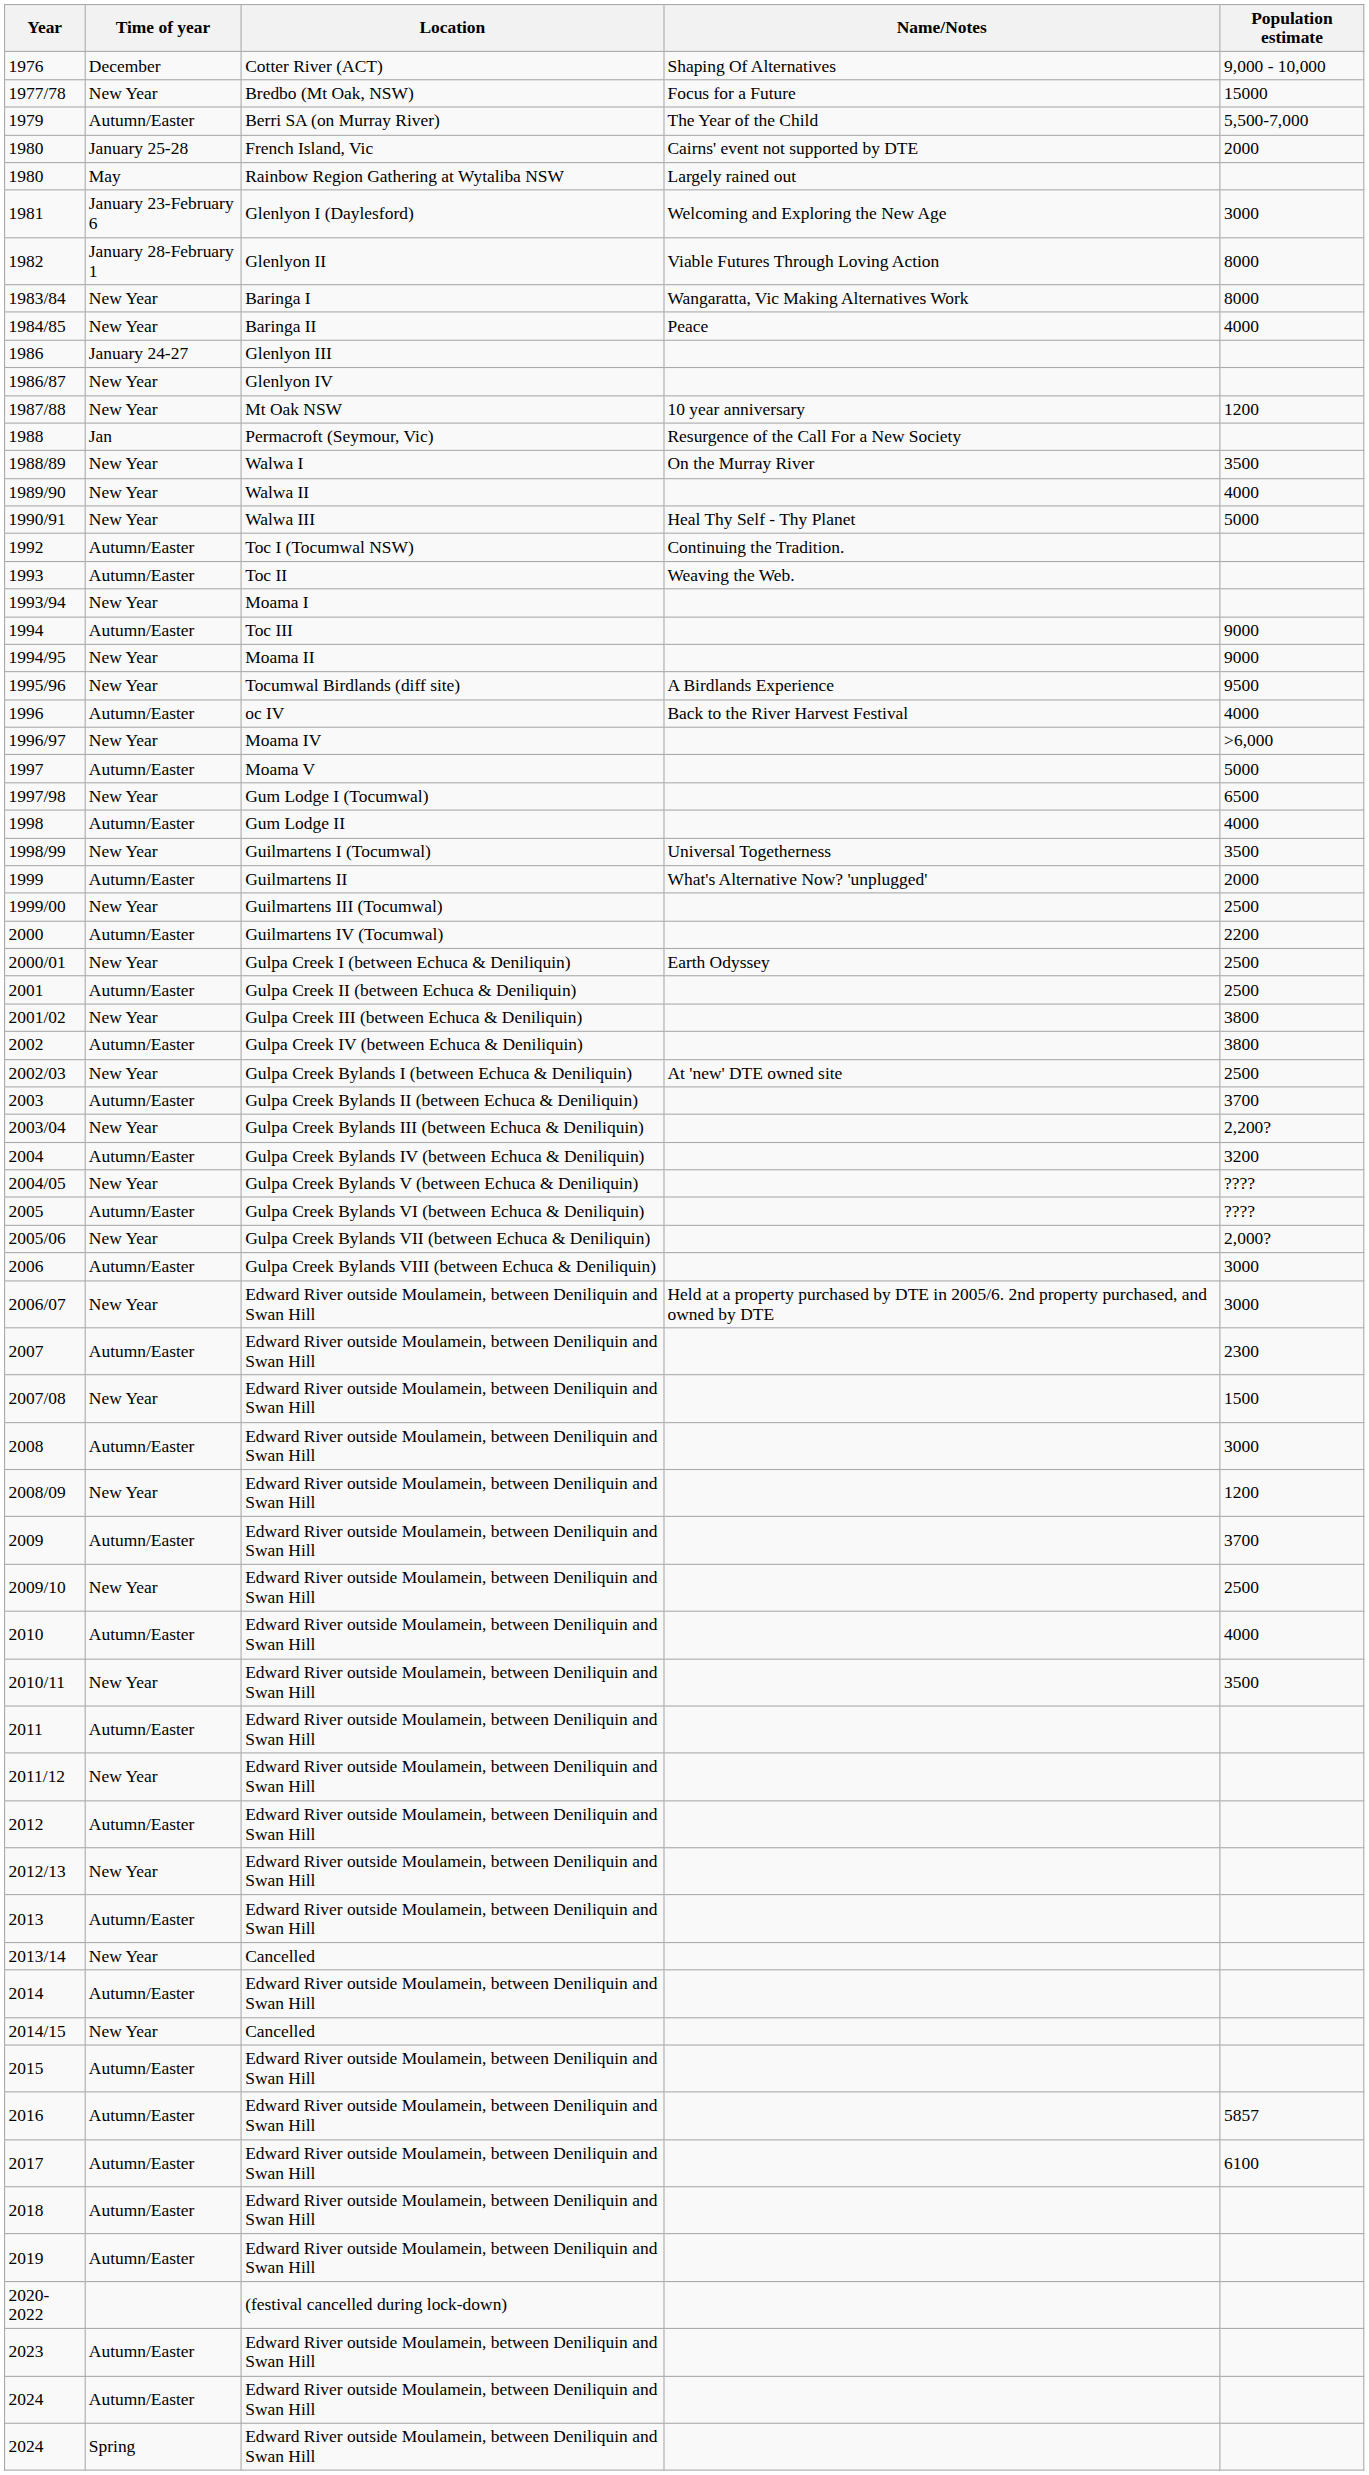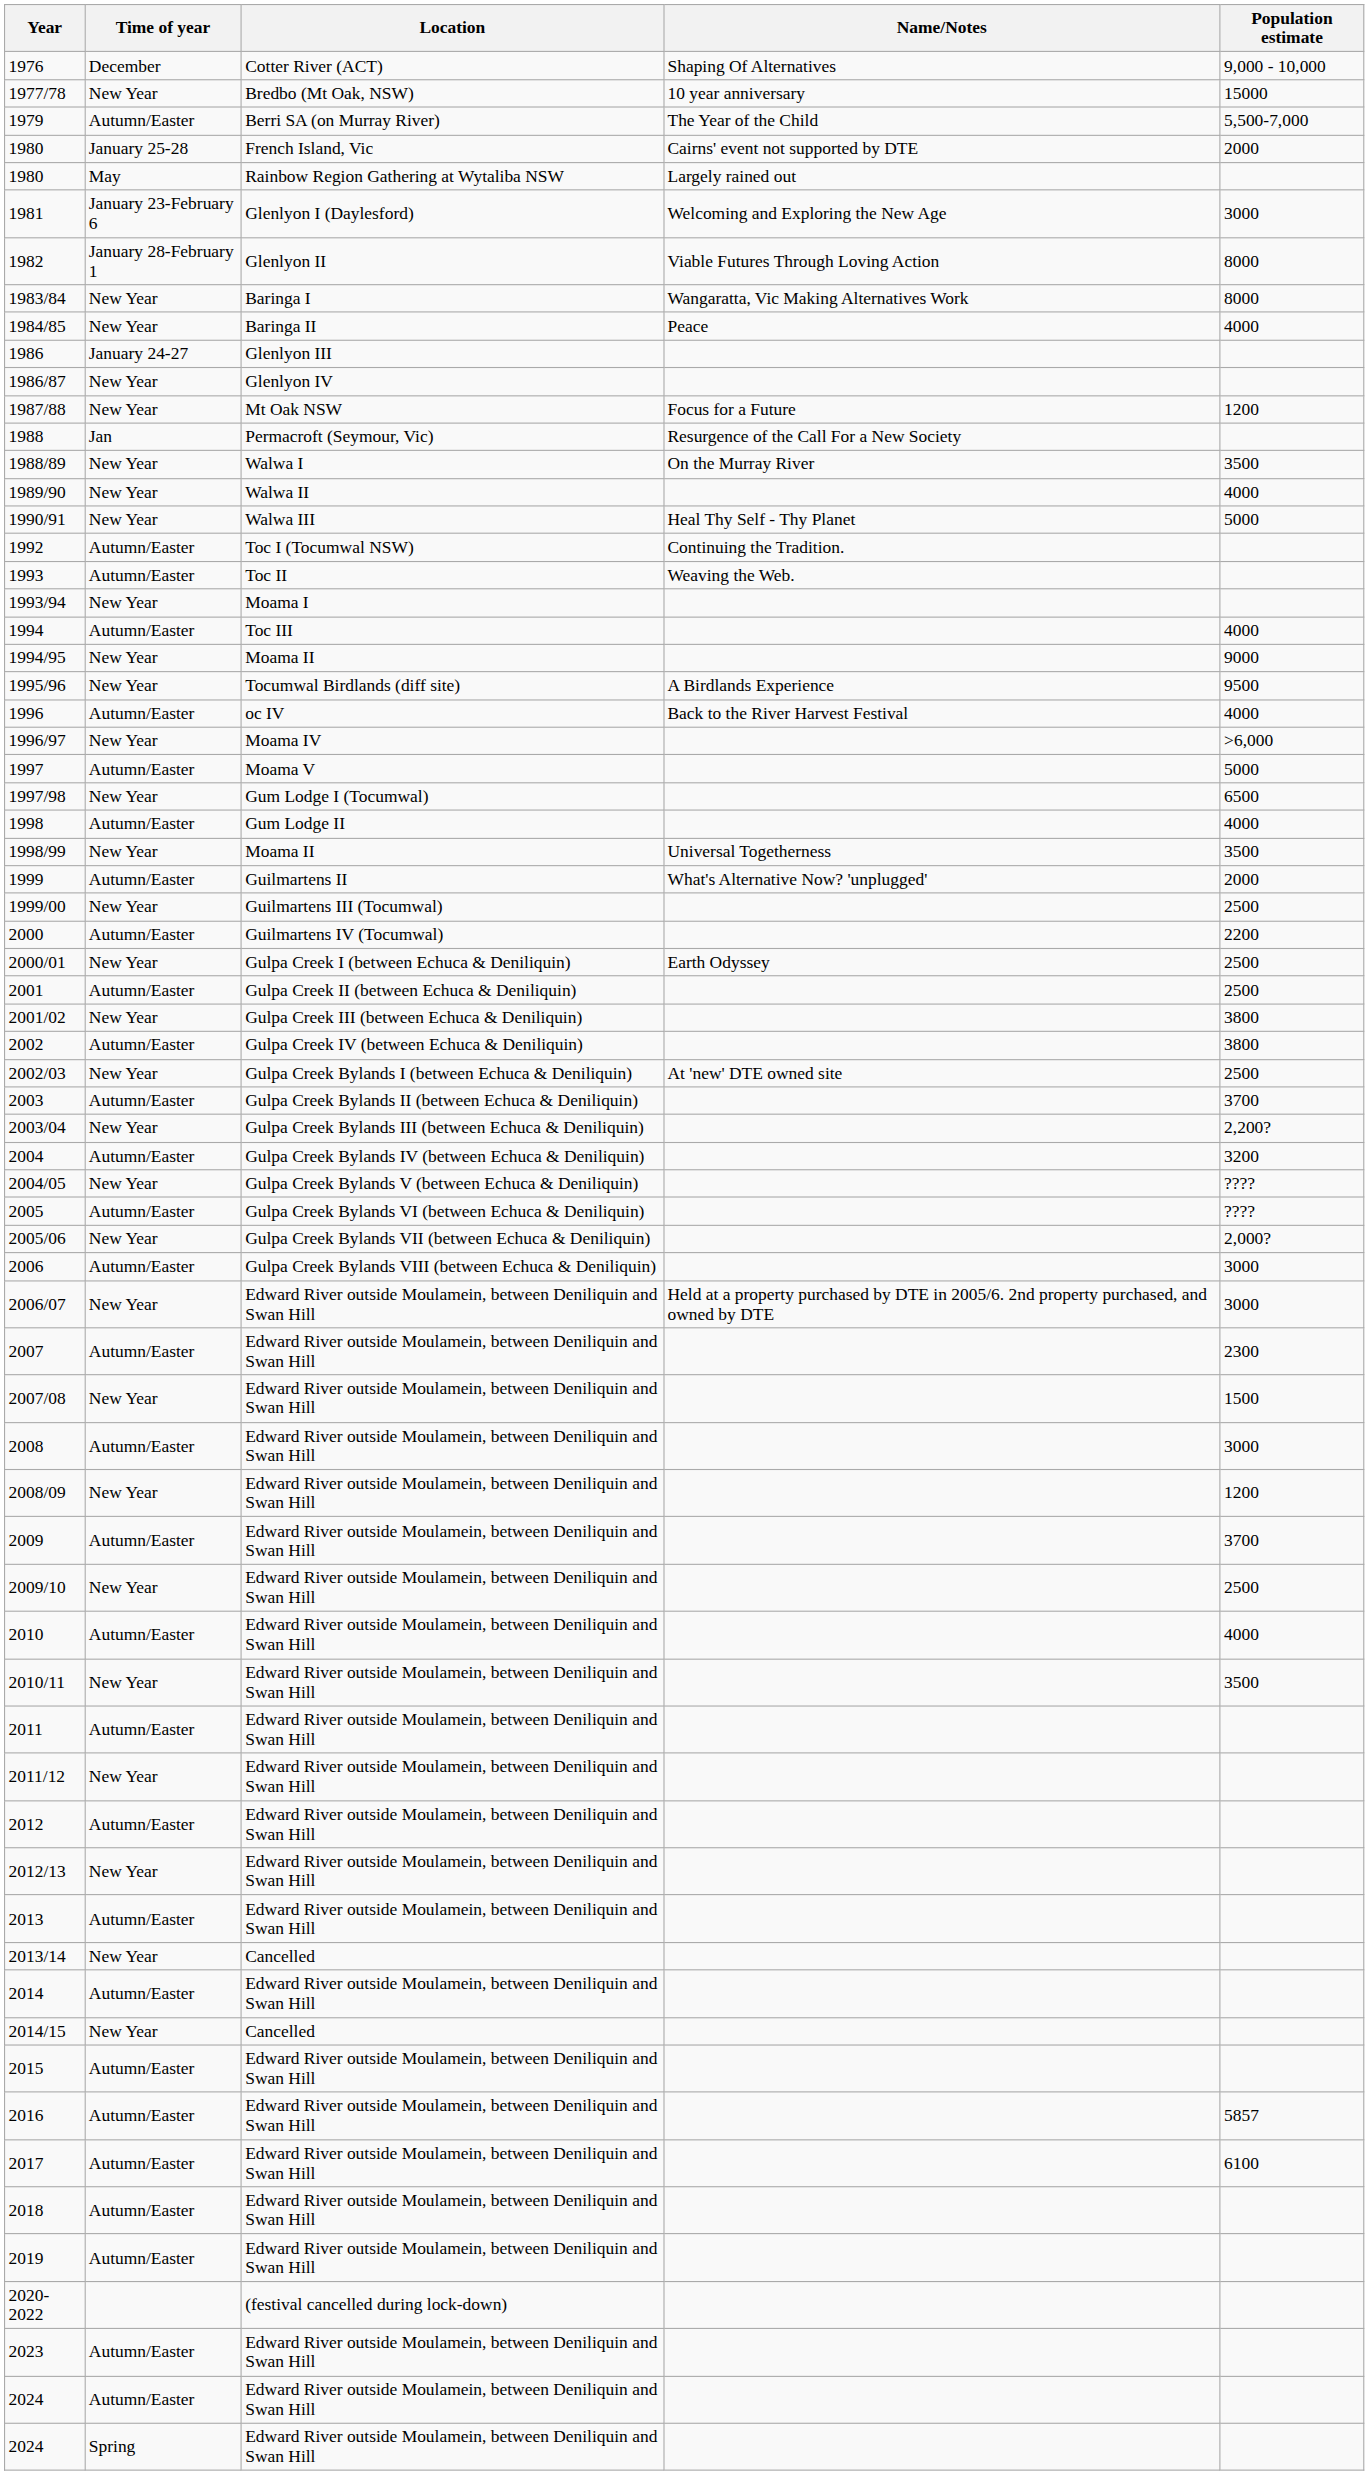(732, 93) Focus for a Future -> (736, 93) 10 year anniversary
(736, 409) 10 year anniversary -> (732, 409) Focus for a Future
(1242, 630) 9000 -> (1242, 630) 4000
(338, 851) Guilmartens I (Tocumwal) -> (280, 851) Moama II
